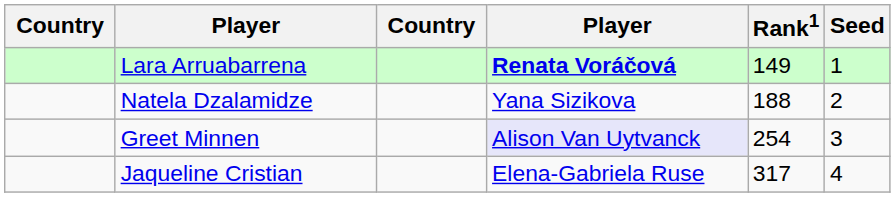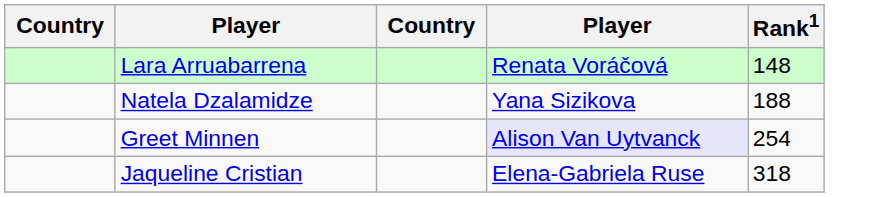- column: (857, 25)
(584, 65) bold -> (580, 65) normal
(772, 65) 149 -> (772, 65) 148
(772, 173) 317 -> (772, 173) 318
